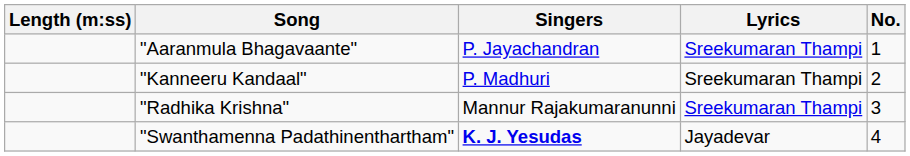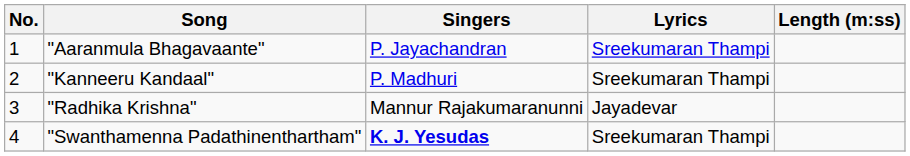columns swapped: (886, 19) <-> (70, 19)
(773, 108) Sreekumaran Thampi -> (635, 108) Jayadevar
(727, 137) Jayadevar -> (681, 137) Sreekumaran Thampi
